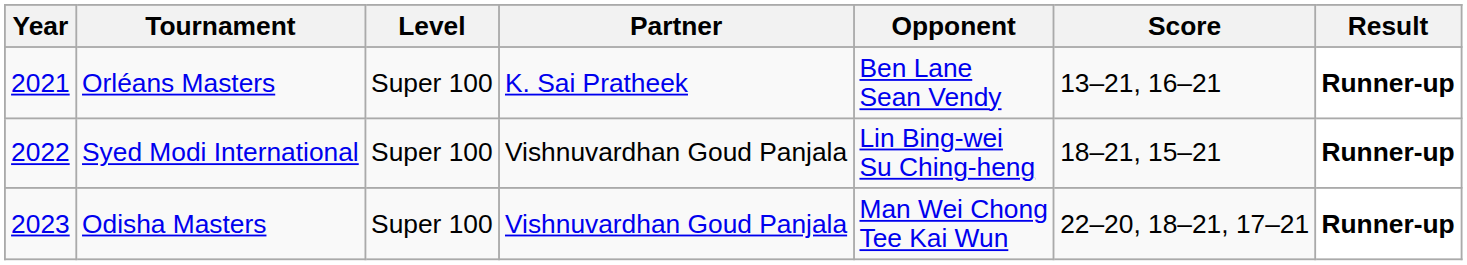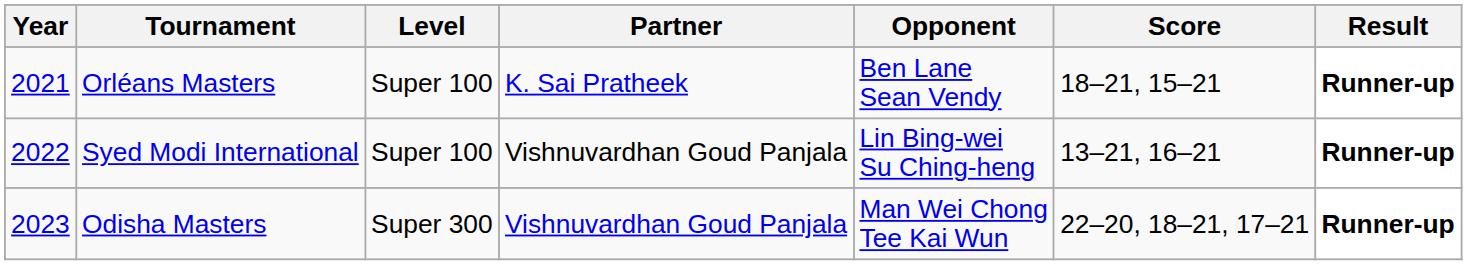(1141, 82) 13–21, 16–21 -> (1141, 82) 18–21, 15–21
(1141, 153) 18–21, 15–21 -> (1141, 153) 13–21, 16–21
(432, 224) Super 100 -> (432, 224) Super 300
